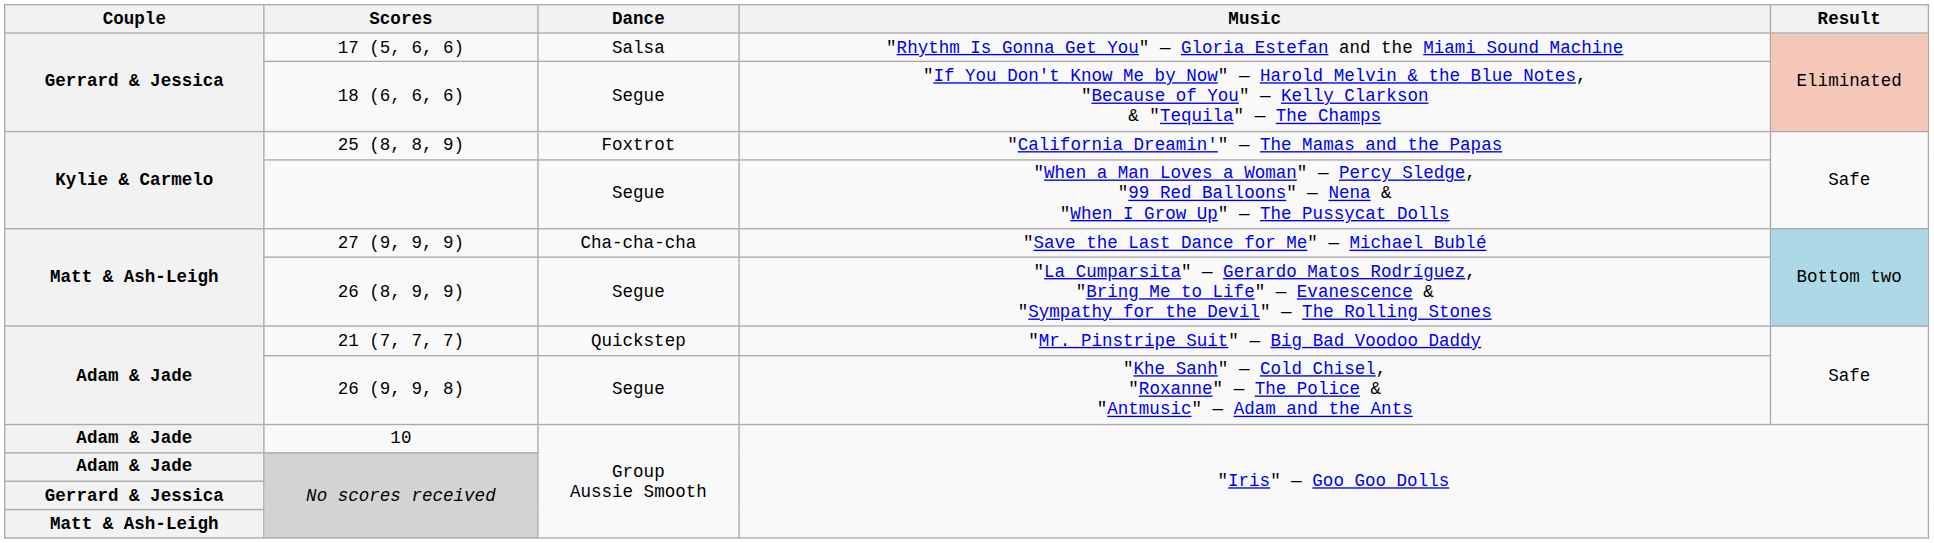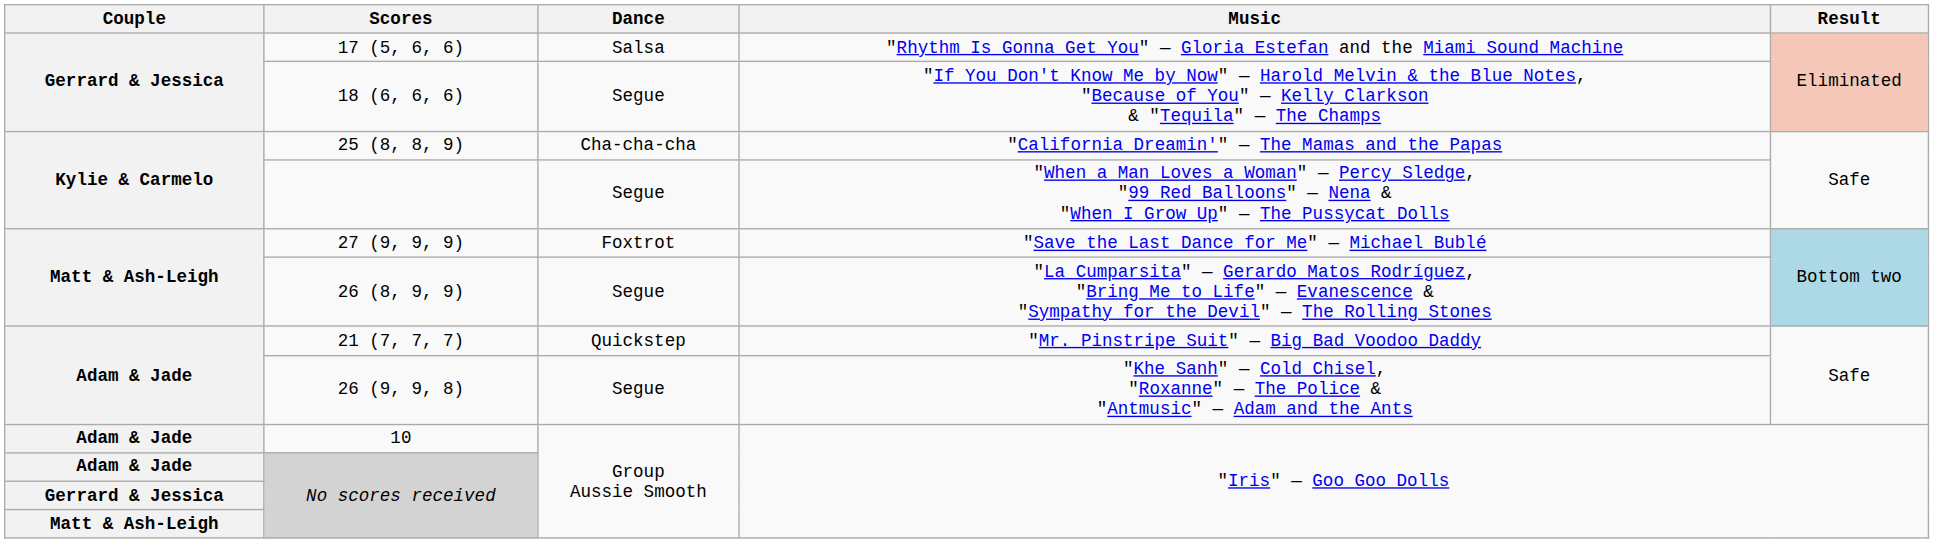(638, 145) Foxtrot -> (638, 145) Cha-cha-cha
(638, 243) Cha-cha-cha -> (638, 243) Foxtrot
